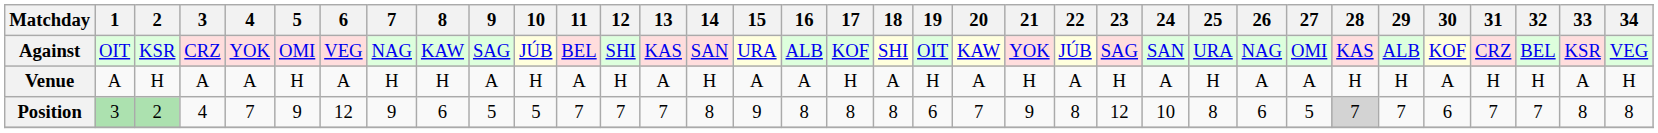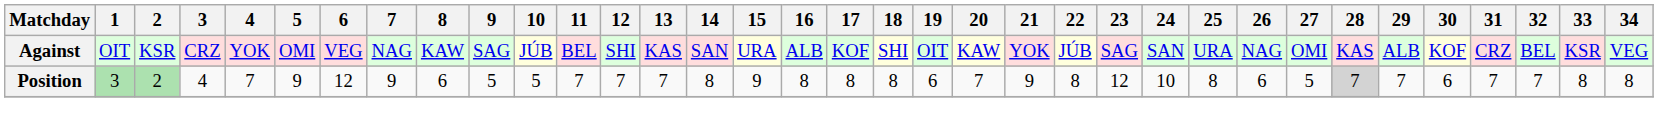- row: (50, 81)
